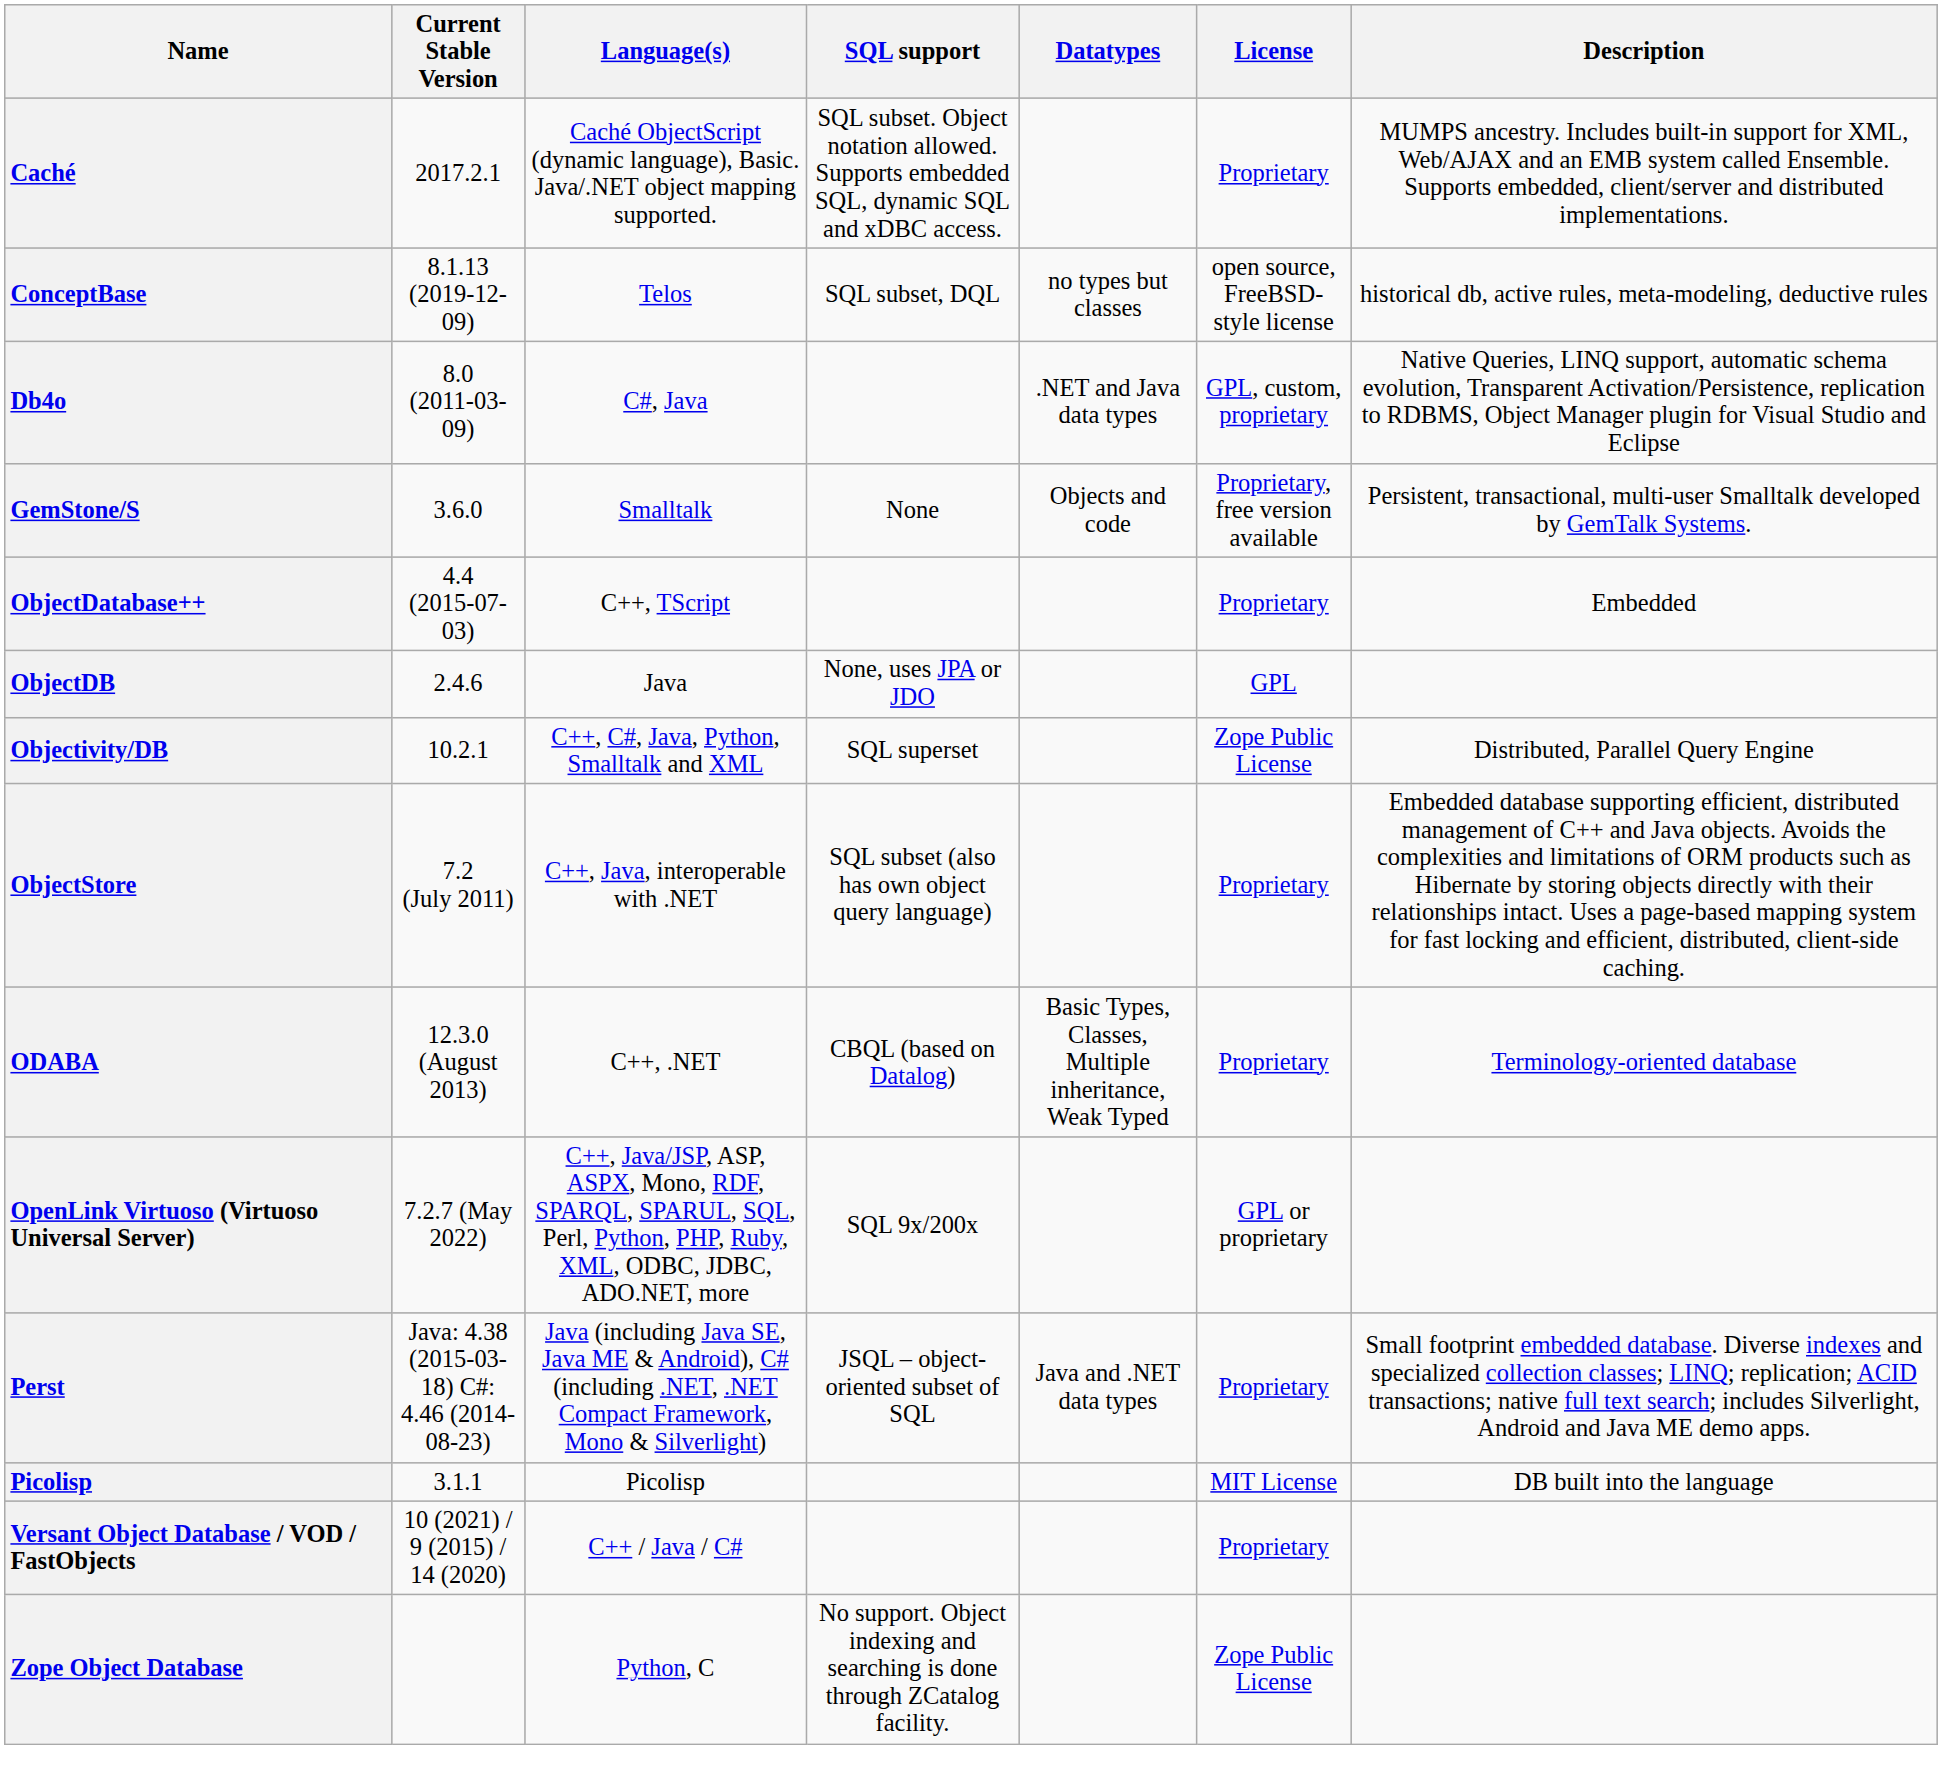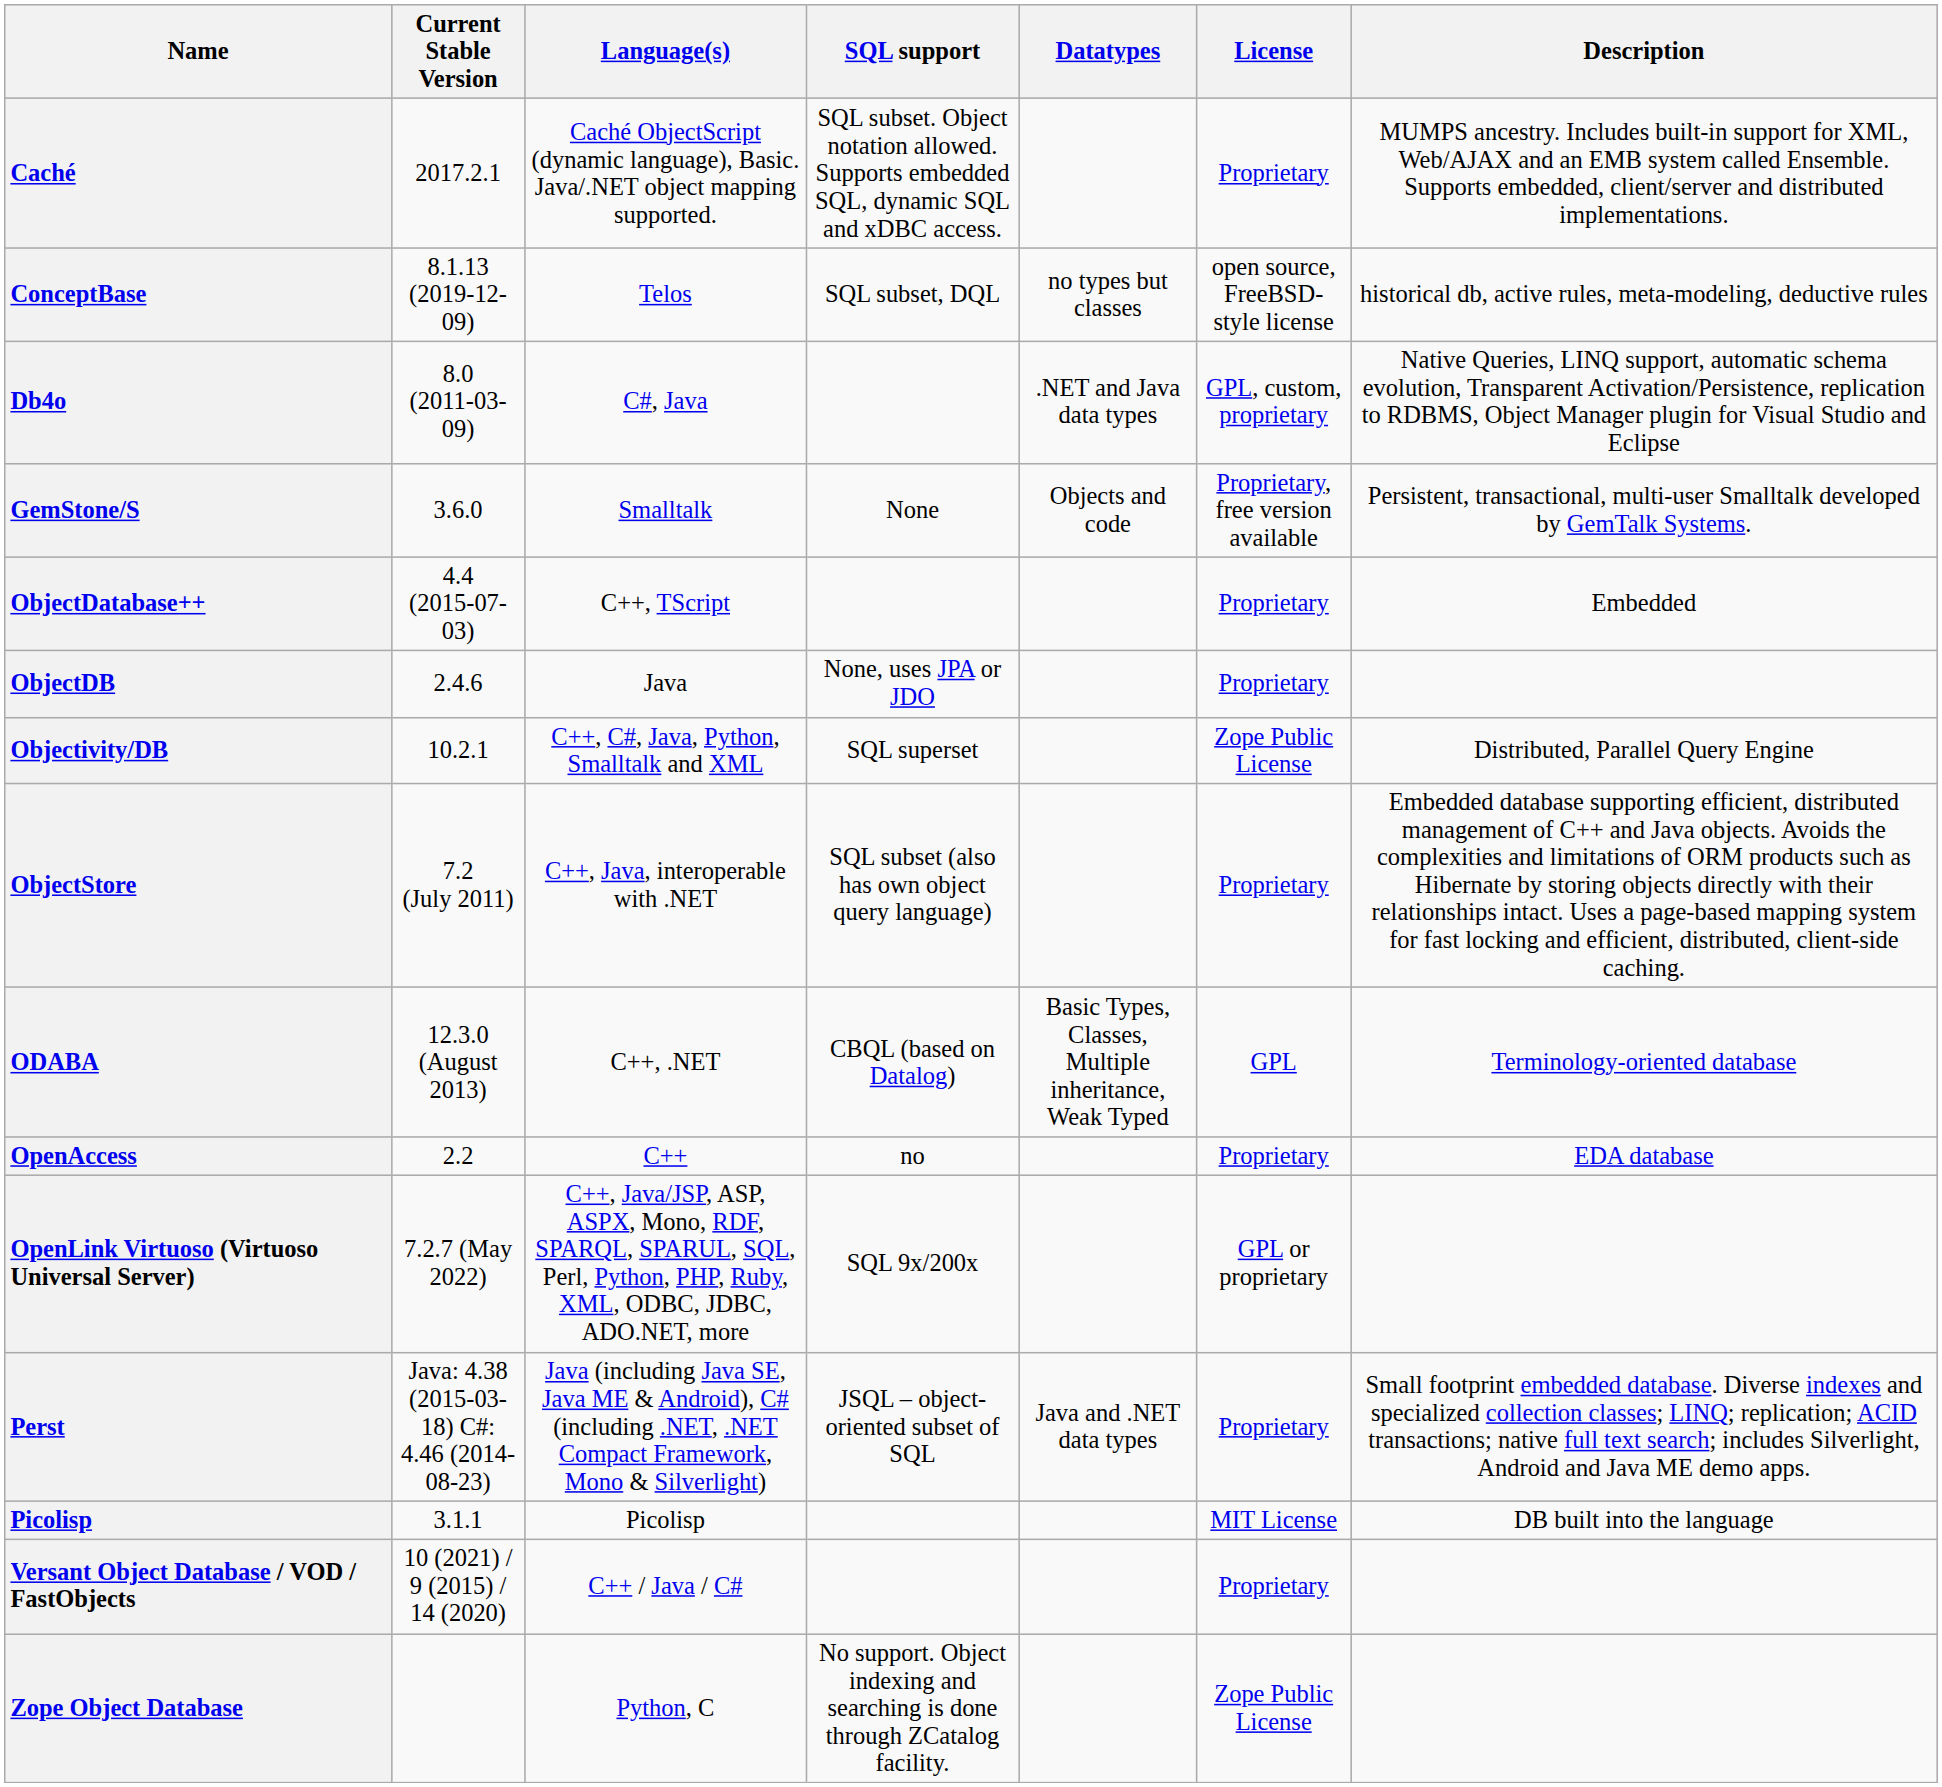(1274, 683) GPL -> (1274, 683) Proprietary
(1274, 1061) Proprietary -> (1274, 1061) GPL
+ row: (74, 1155)
